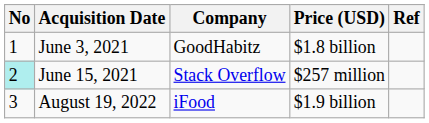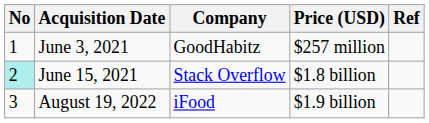(335, 46) $1.8 billion -> (339, 46) $257 million
(339, 74) $257 million -> (335, 74) $1.8 billion
